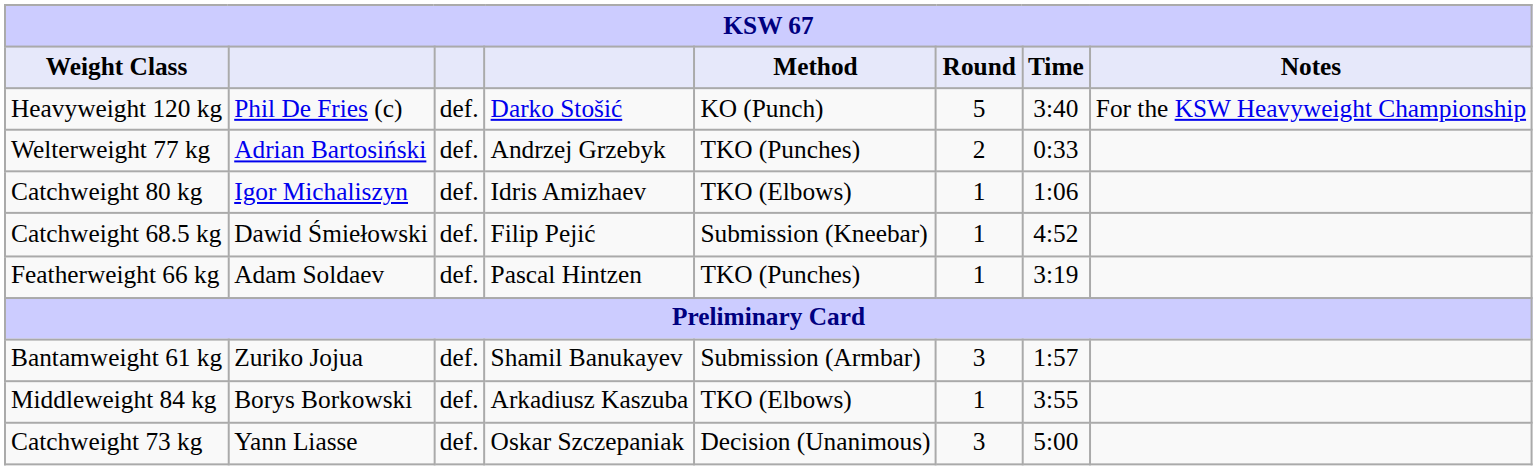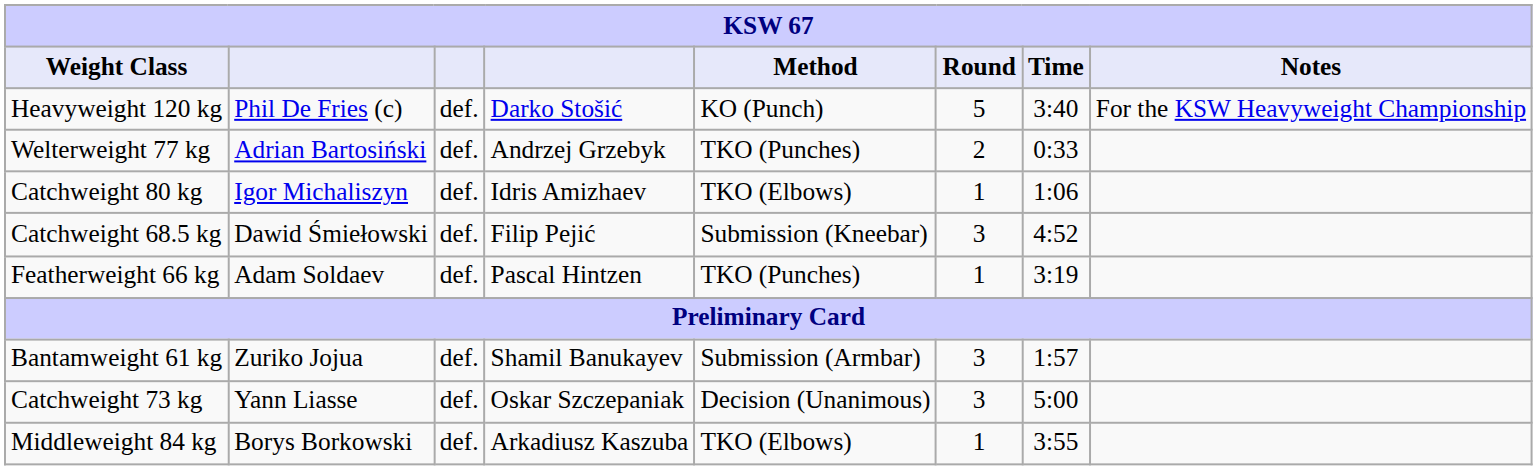(979, 234) 1 -> (979, 234) 3
rows swapped: (114, 401) <-> (107, 442)
